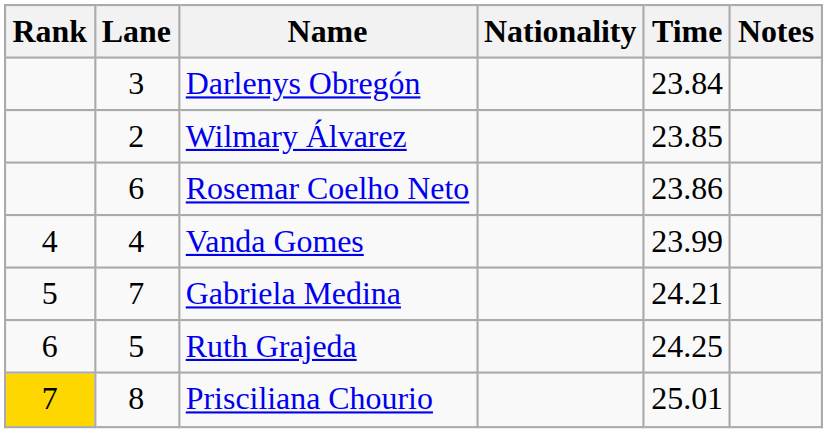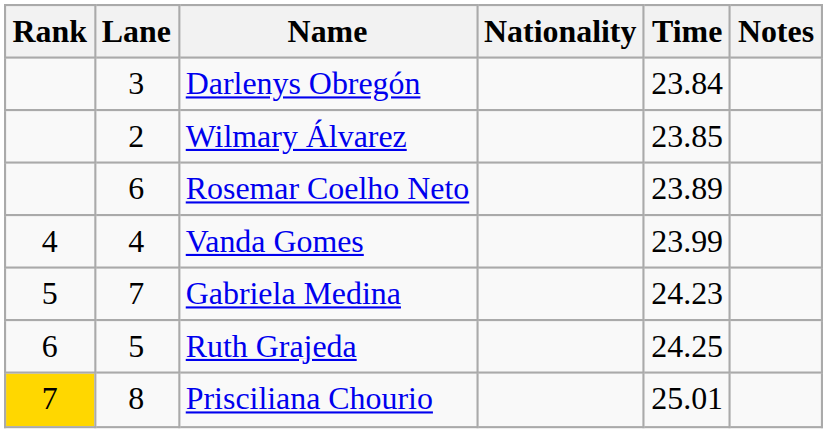(687, 188) 23.86 -> (687, 188) 23.89
(687, 294) 24.21 -> (687, 294) 24.23
